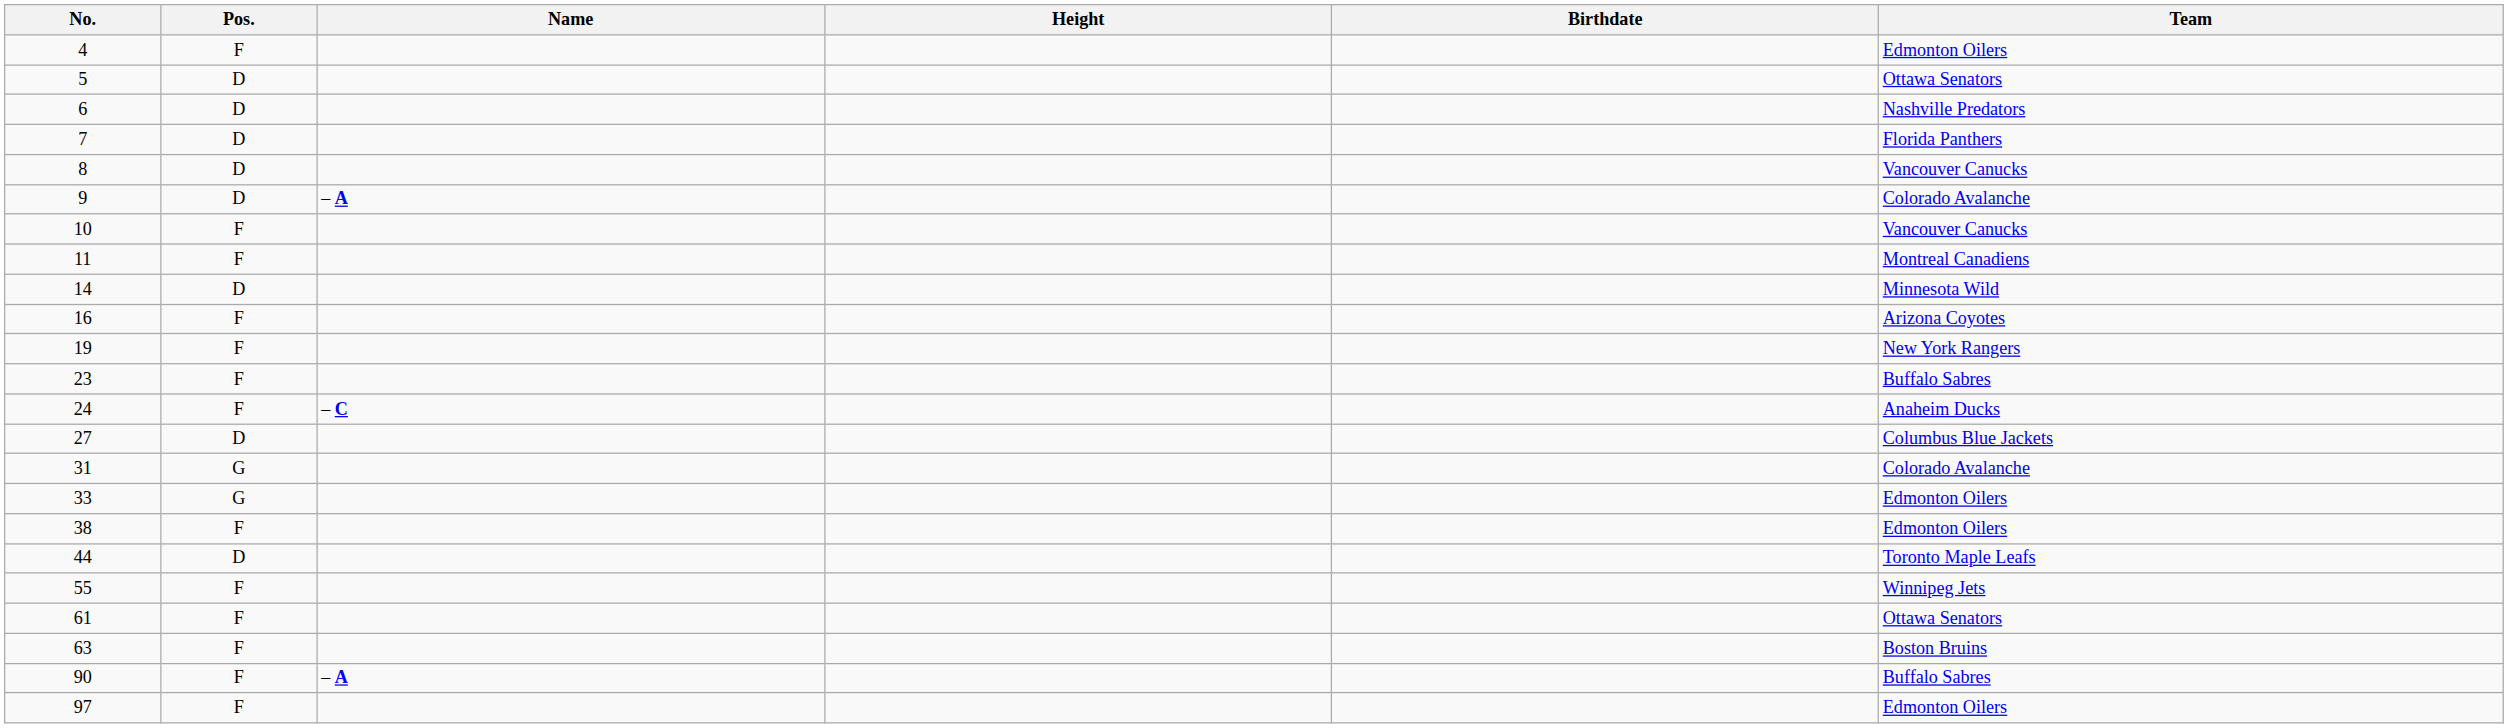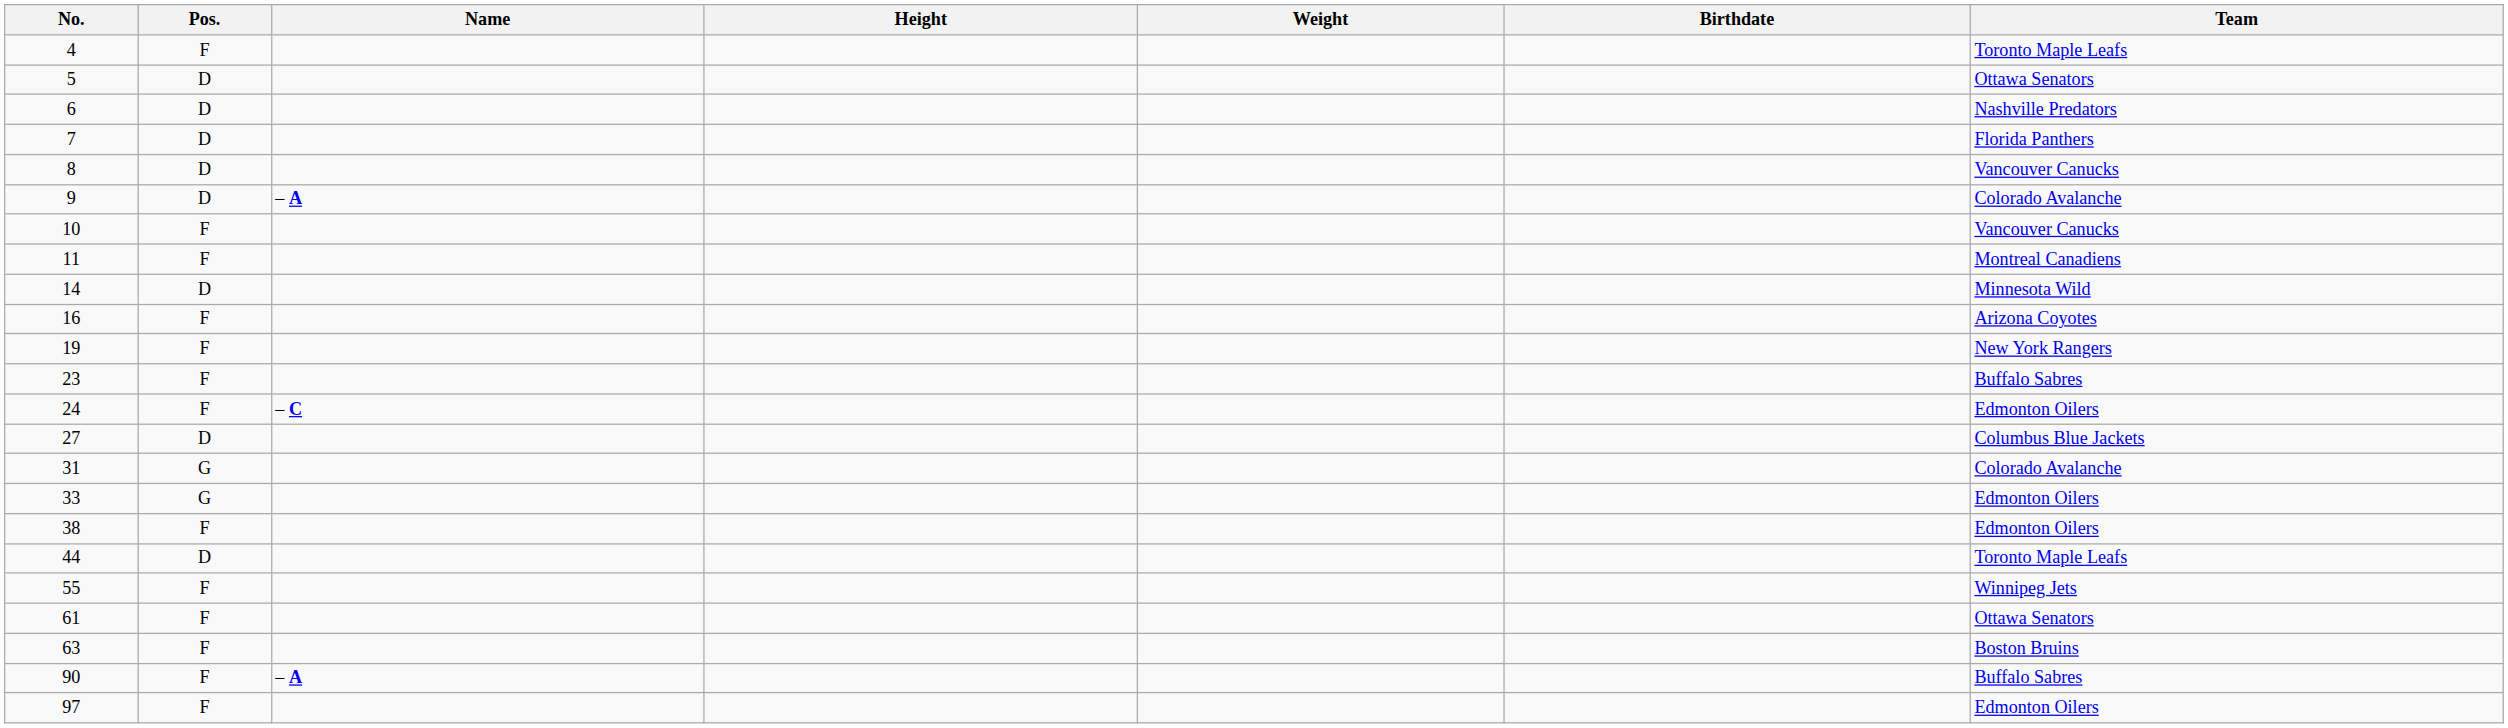+ column: (1321, 19)
(1945, 49) Edmonton Oilers -> (2051, 49) Toronto Maple Leafs
(1941, 408) Anaheim Ducks -> (2037, 408) Edmonton Oilers
